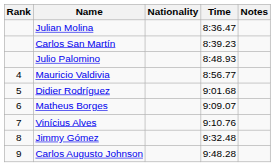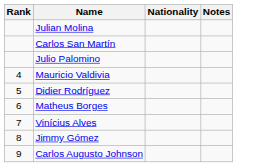- column: (219, 12)
